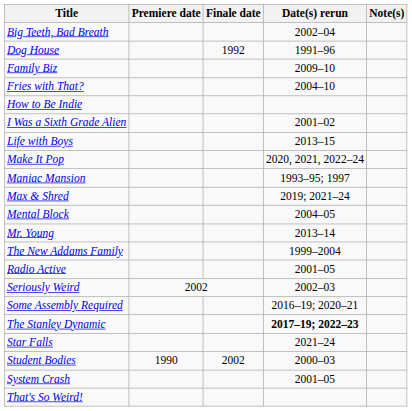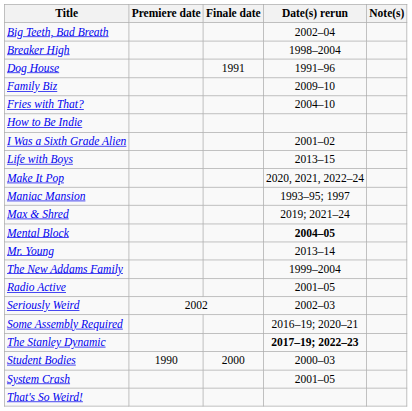+ row: (38, 50)
(233, 50) 1992 -> (233, 68) 1991
(315, 214) normal -> (315, 232) bold
- row: (30, 342)
(233, 360) 2002 -> (233, 360) 2000
